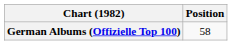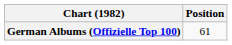(205, 31) 58 -> (205, 31) 61
